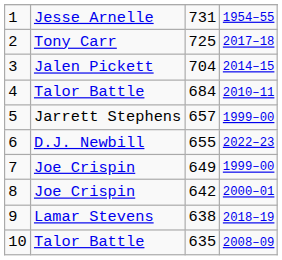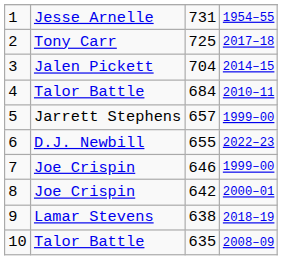(202, 167) 649 -> (202, 167) 646
